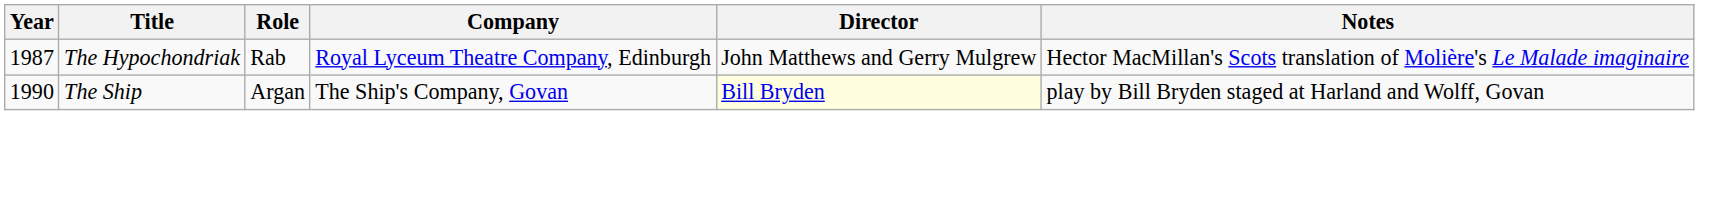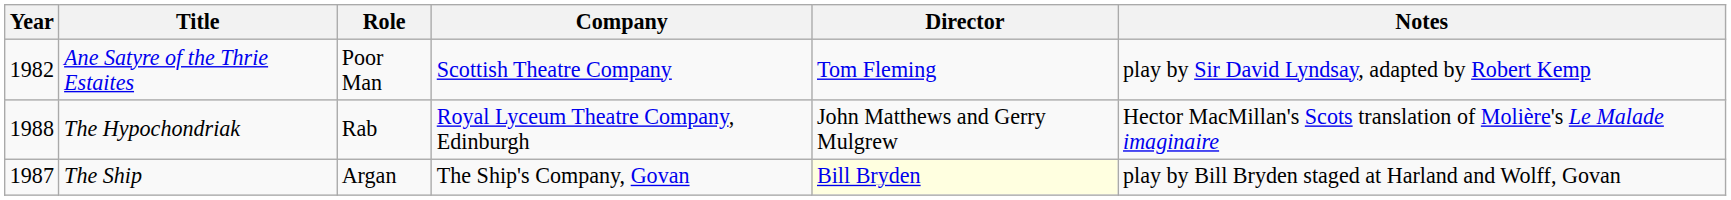+ row: (166, 69)
(32, 57) 1987 -> (32, 129) 1988
(32, 92) 1990 -> (32, 176) 1987
